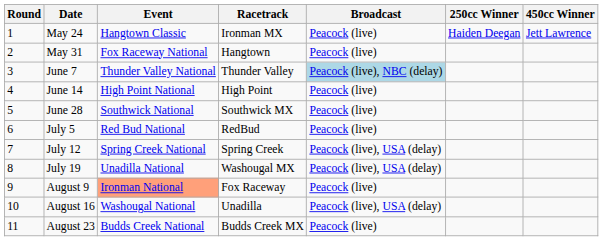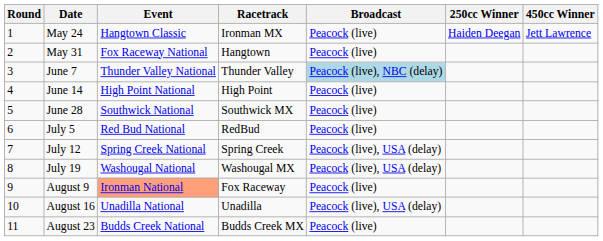(142, 168) Unadilla National -> (148, 168) Washougal National
(148, 206) Washougal National -> (142, 206) Unadilla National
